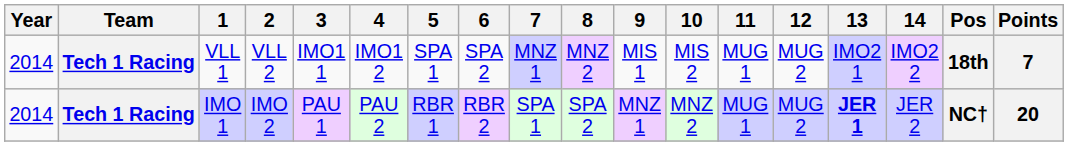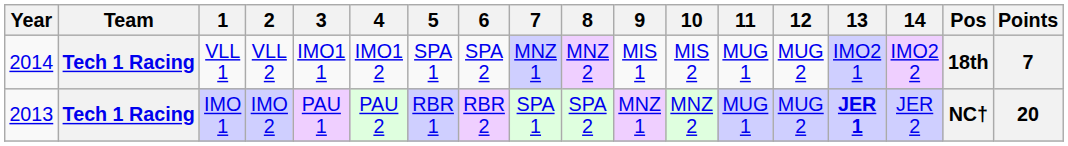(31, 115) 2014 -> (31, 115) 2013
